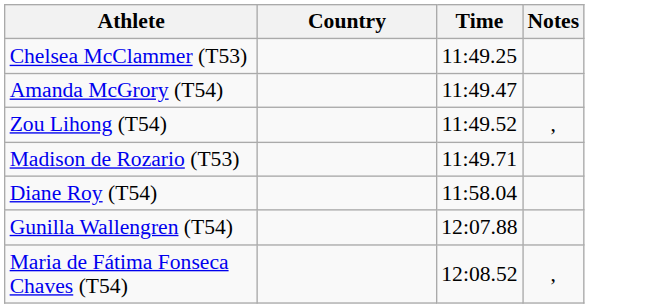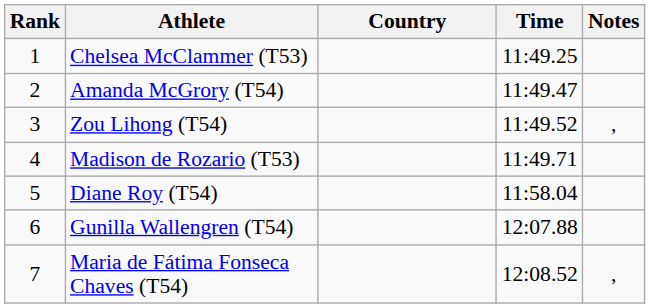+ column: (35, 21)
